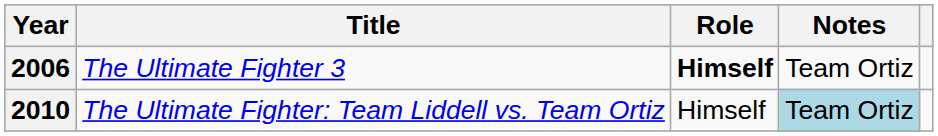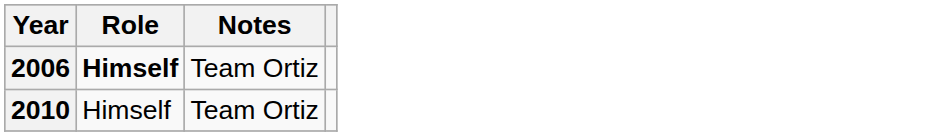- column: (374, 25)
(849, 109) lightblue background -> (255, 109) no background
